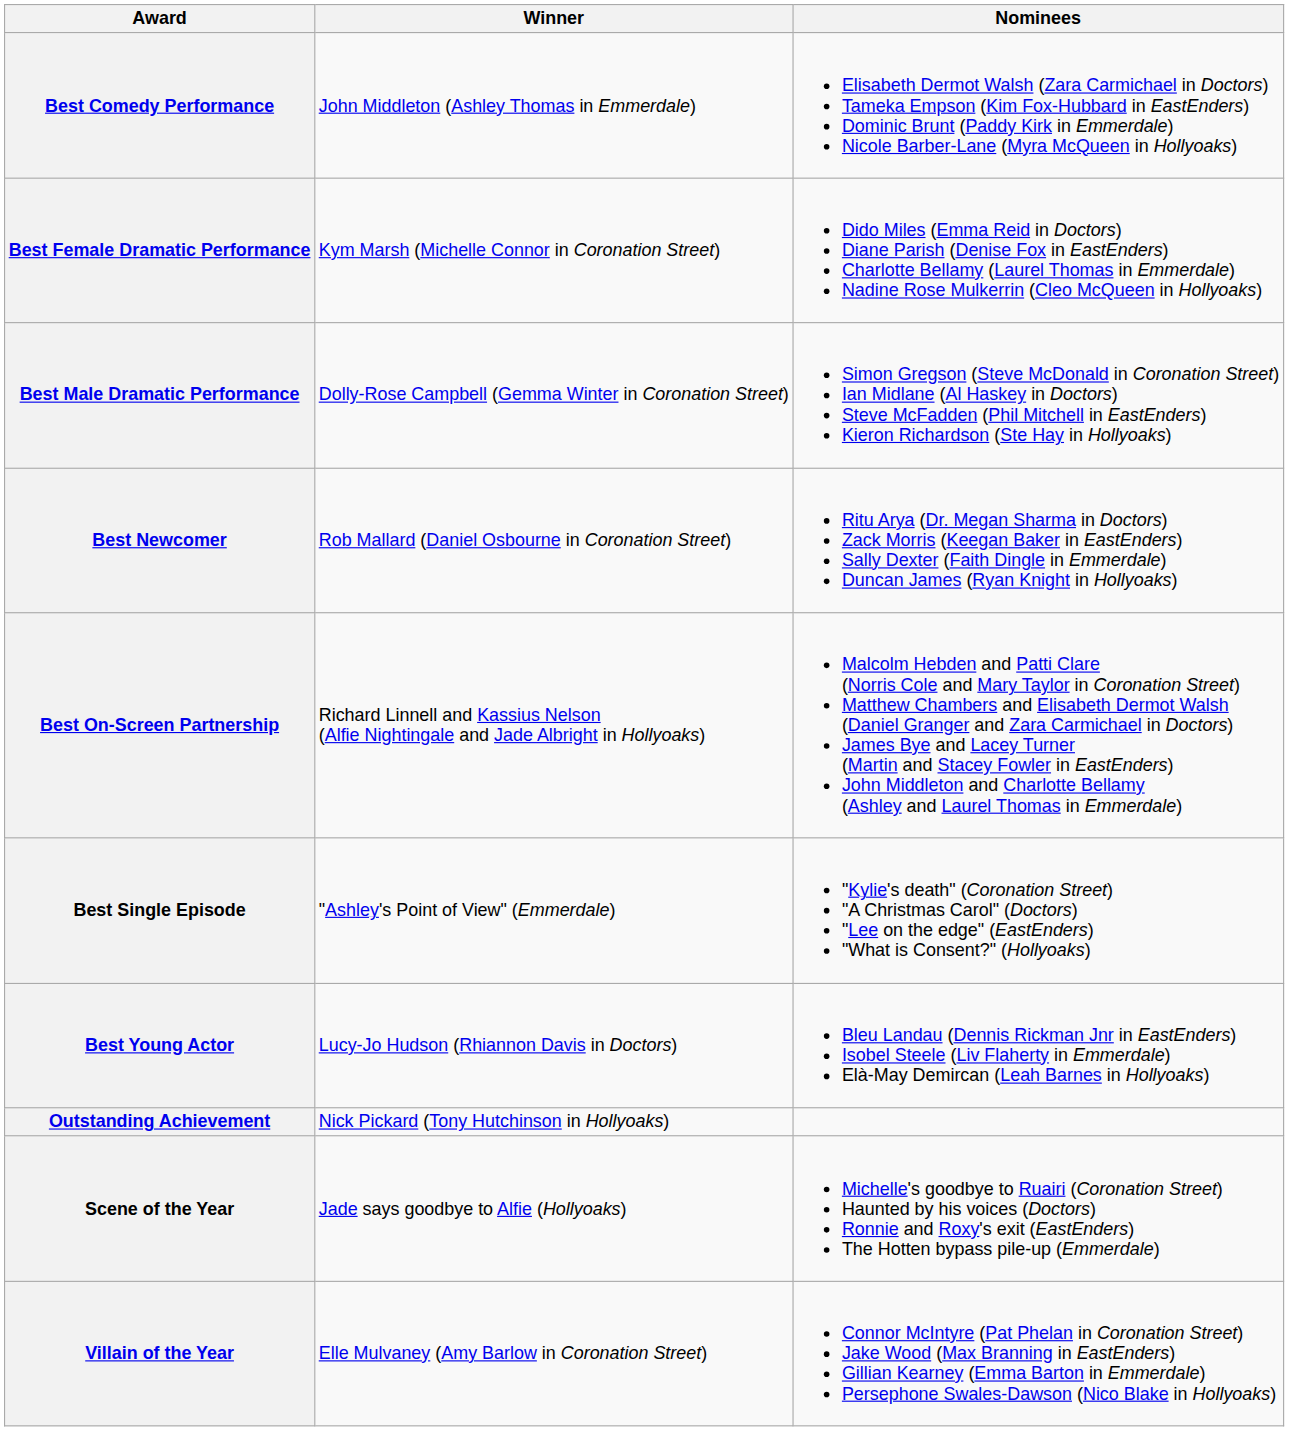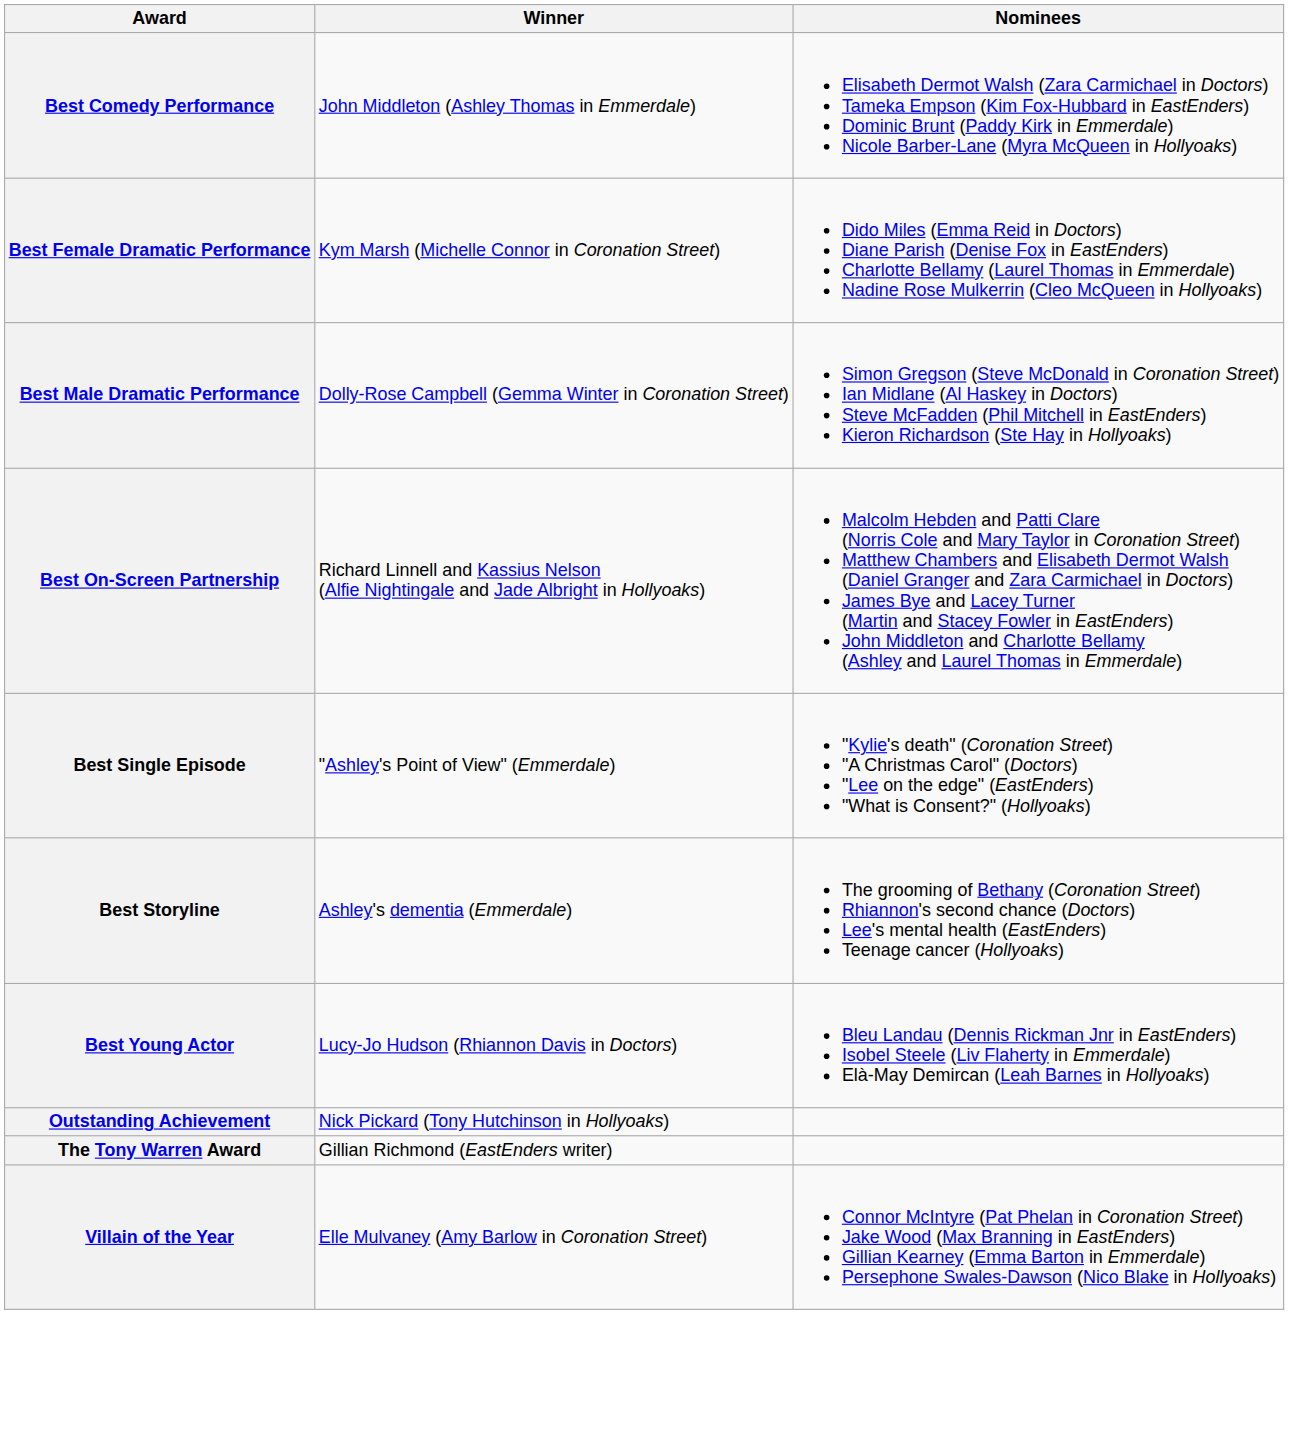- row: (160, 540)
+ row: (160, 910)
- row: (160, 1208)
+ row: (160, 1150)
